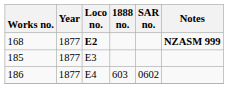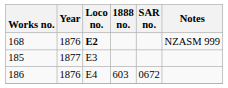(69, 41) 1877 -> (70, 41) 1876
(192, 41) bold -> (192, 41) normal
(69, 74) 1877 -> (70, 74) 1876
(149, 74) 0602 -> (149, 74) 0672
